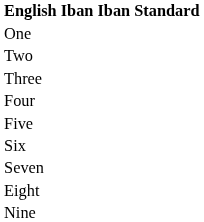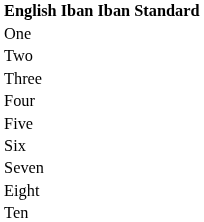- row: (20, 213)
+ row: (16, 213)
